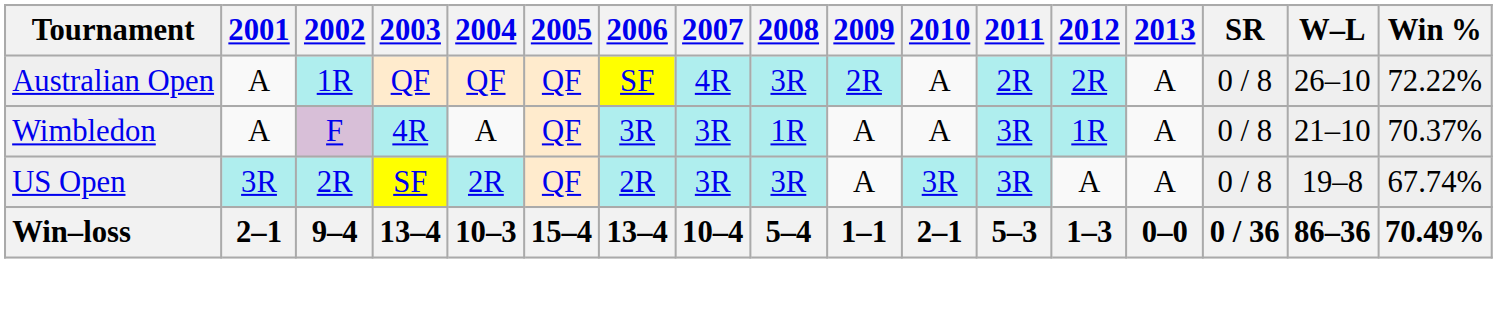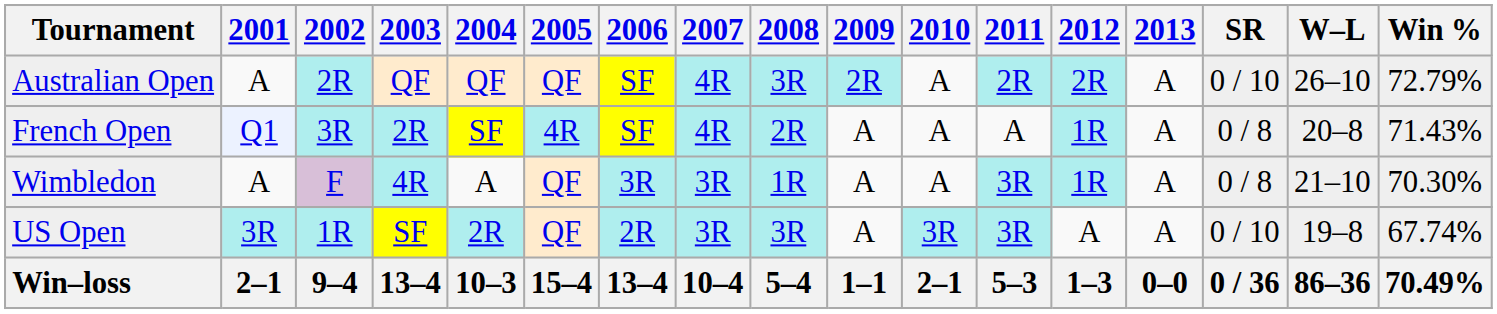(335, 80) 1R -> (335, 80) 2R
(1245, 80) 0 / 8 -> (1245, 80) 0 / 10
(1435, 80) 72.22% -> (1435, 80) 72.79%
+ row: (92, 131)
(1435, 131) 70.37% -> (1435, 181) 70.30%
(335, 181) 2R -> (335, 232) 1R
(1245, 181) 0 / 8 -> (1245, 232) 0 / 10
